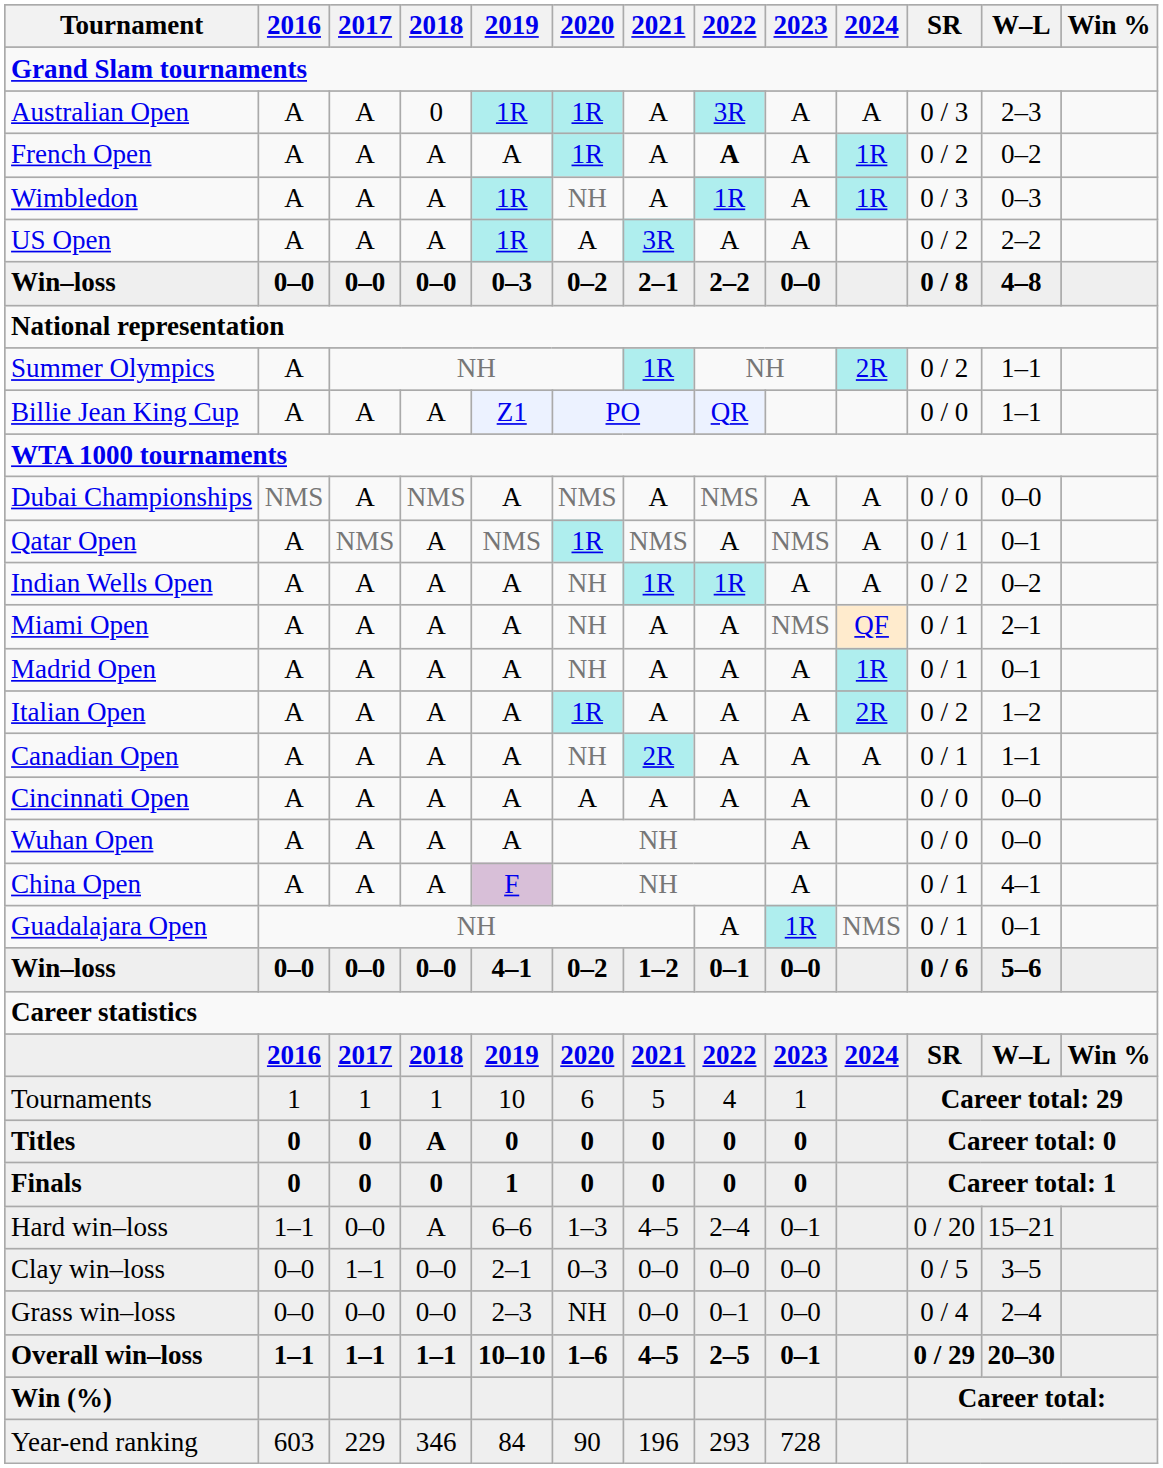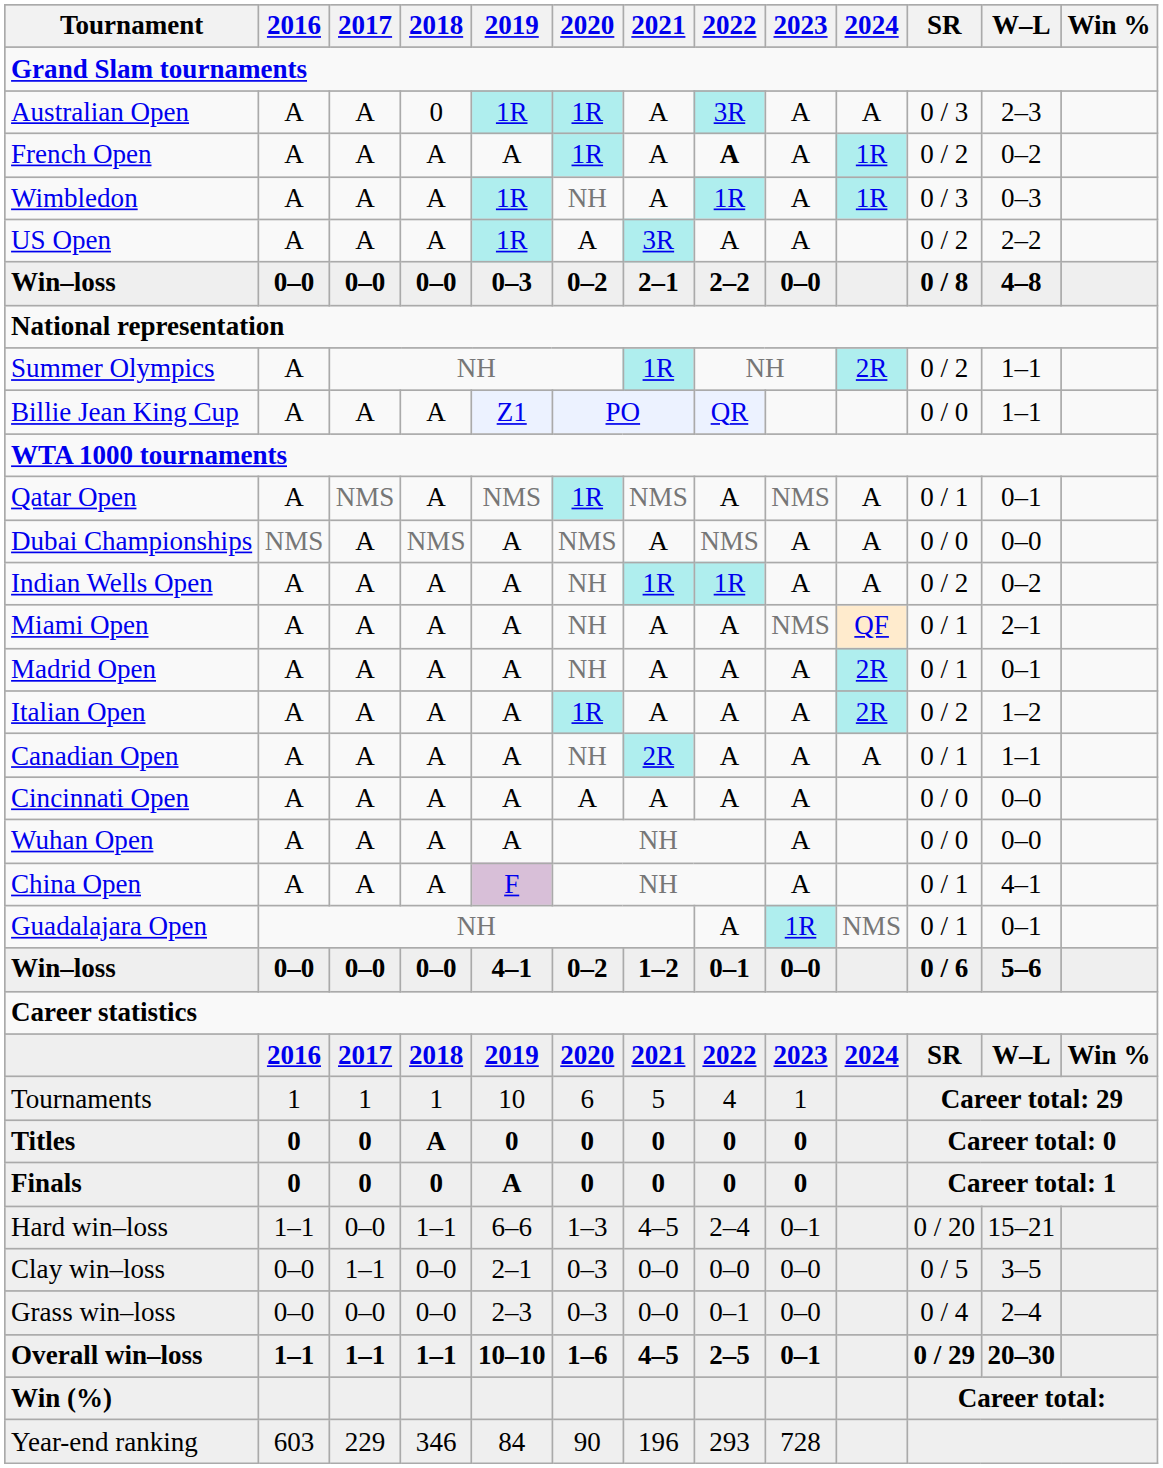rows swapped: (74, 540) <-> (132, 497)
(872, 669) 1R -> (872, 669) 2R
(512, 1183) 1 -> (512, 1183) A
(436, 1226) A -> (436, 1226) 1–1
(587, 1312) NH -> (587, 1312) 0–3
